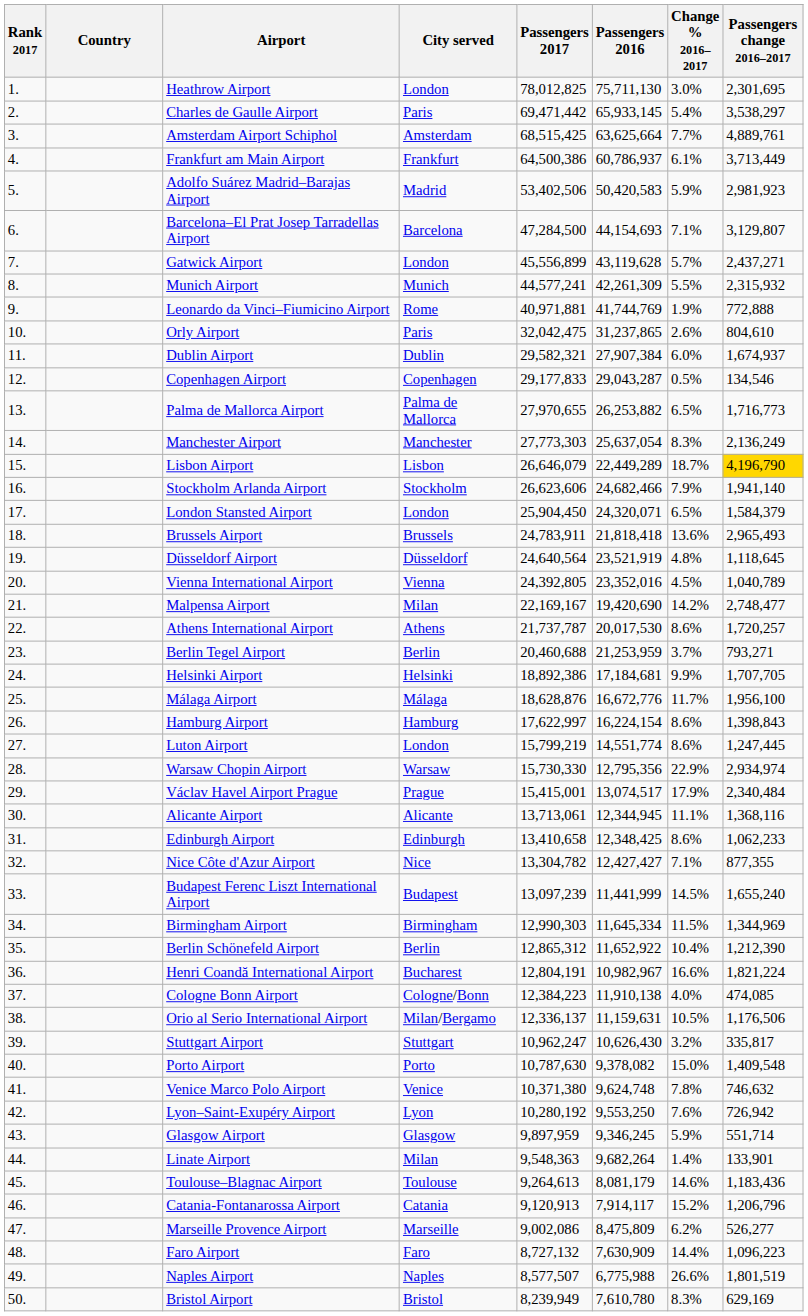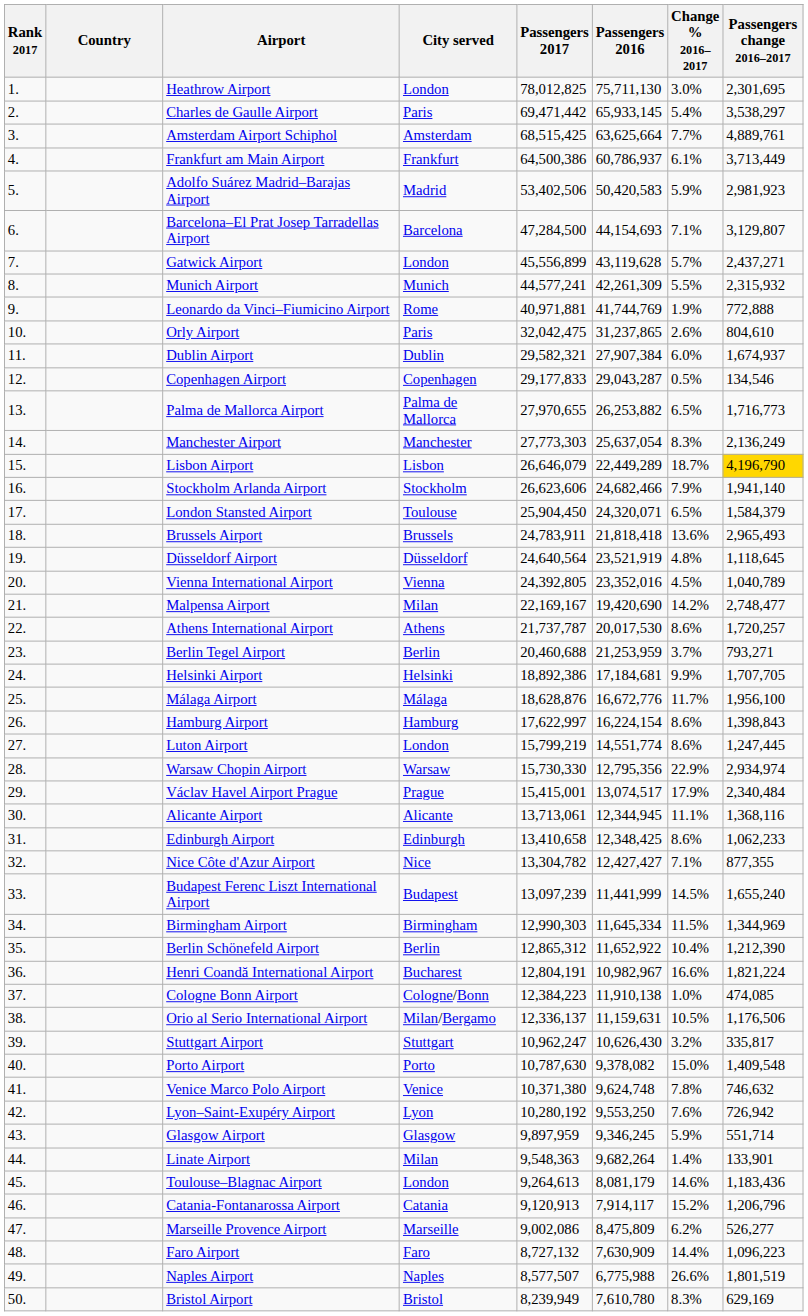(426, 512) London -> (430, 512) Toulouse
(686, 995) 4.0% -> (686, 995) 1.0%
(430, 1182) Toulouse -> (426, 1182) London
